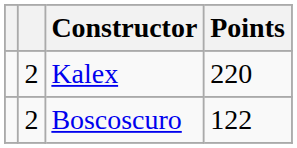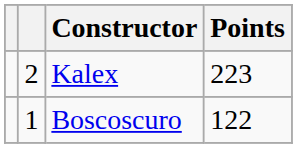(231, 73) 220 -> (231, 73) 223
(31, 119) 2 -> (31, 119) 1
